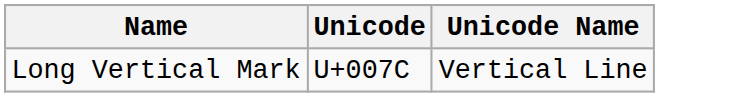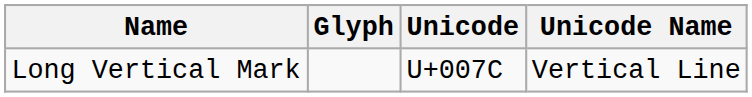+ column: (354, 27)
